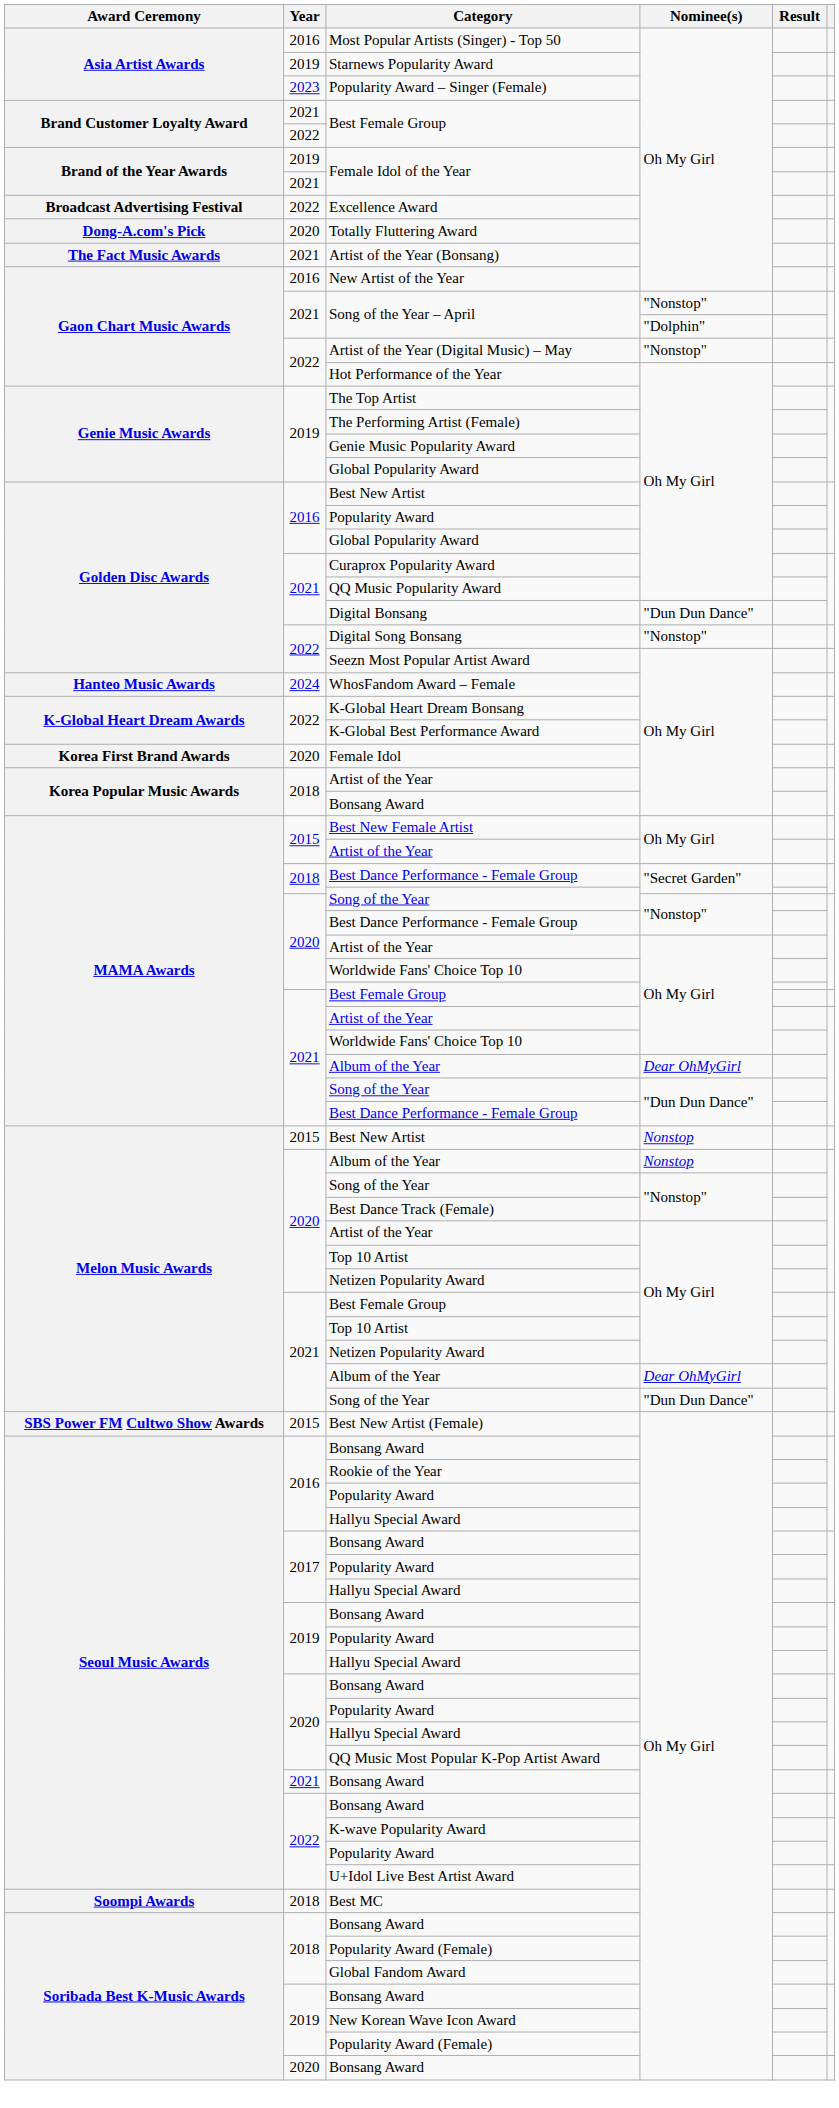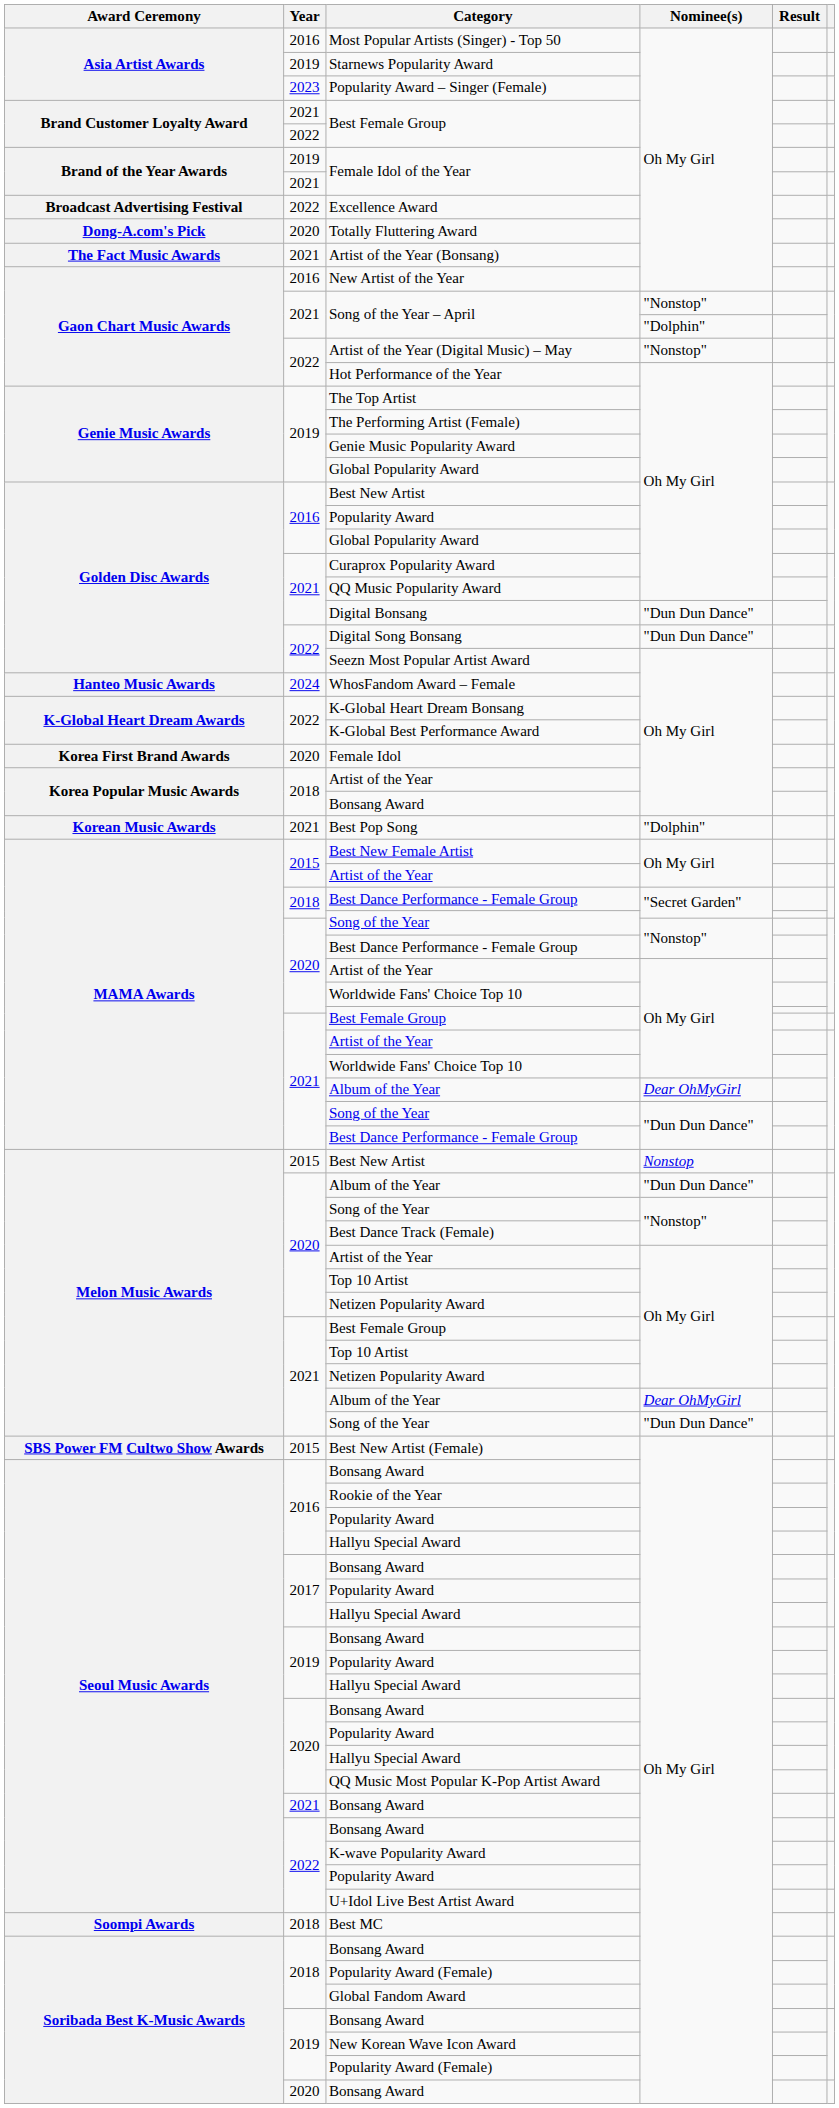(675, 636) "Nonstop" -> (699, 636) "Dun Dun Dance"
+ row: (305, 827)
(669, 1161) Nonstop -> (699, 1185) "Dun Dun Dance"
